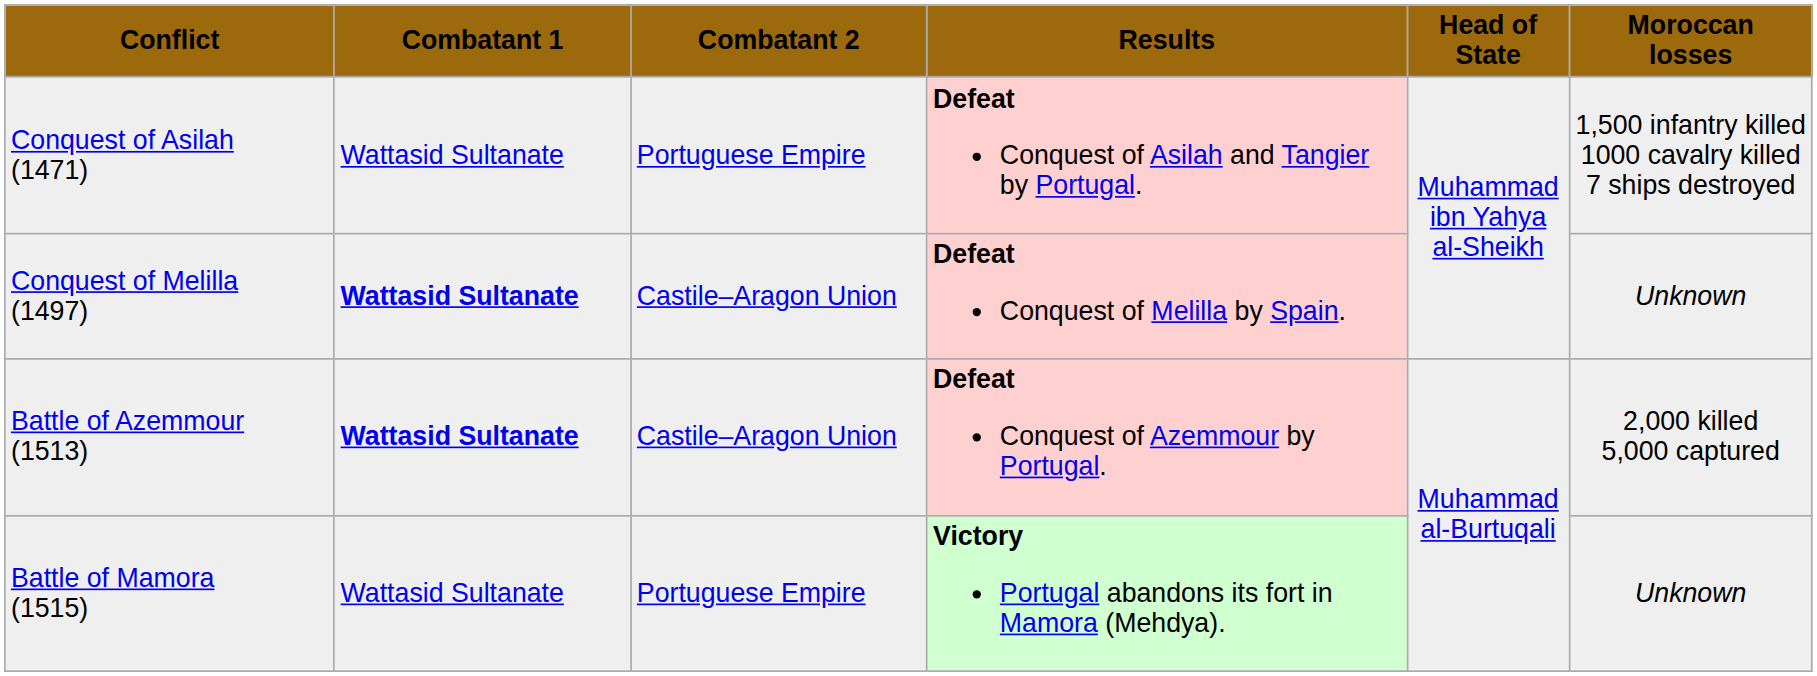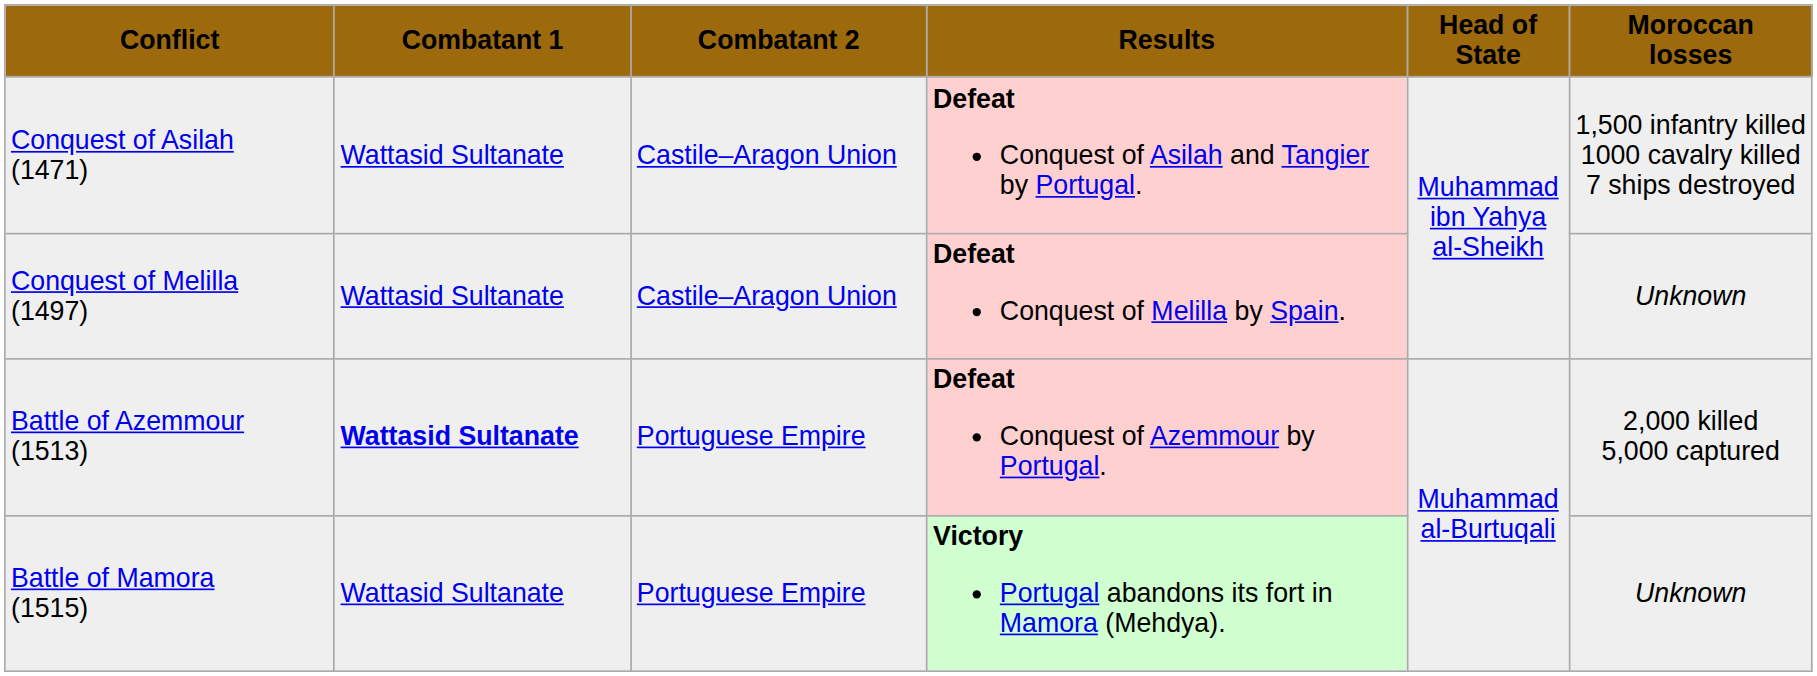(751, 154) Portuguese Empire -> (767, 154) Castile–Aragon Union
(460, 295) bold -> (452, 295) normal
(767, 436) Castile–Aragon Union -> (751, 436) Portuguese Empire
